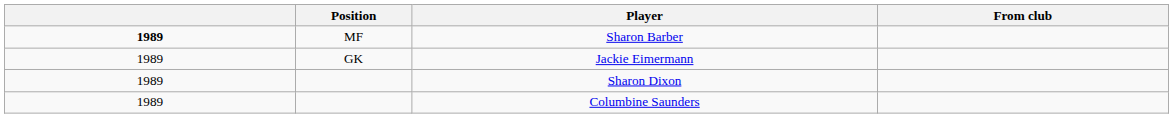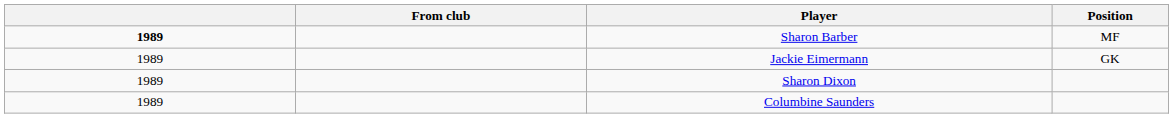columns swapped: (354, 14) <-> (1023, 14)
